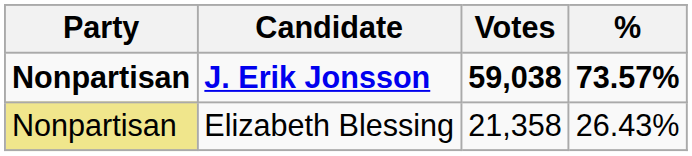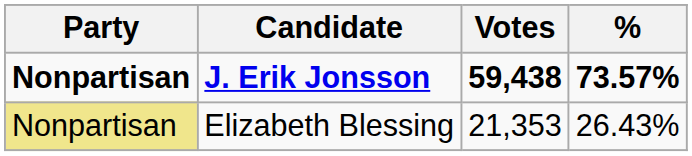(515, 77) 59,038 -> (515, 77) 59,438
(515, 125) 21,358 -> (515, 125) 21,353
